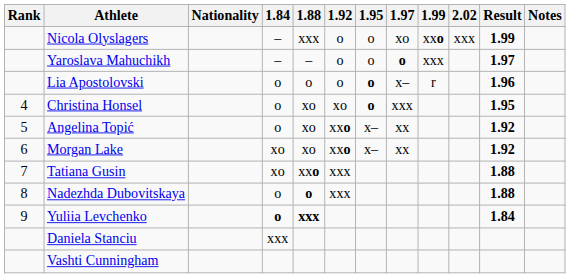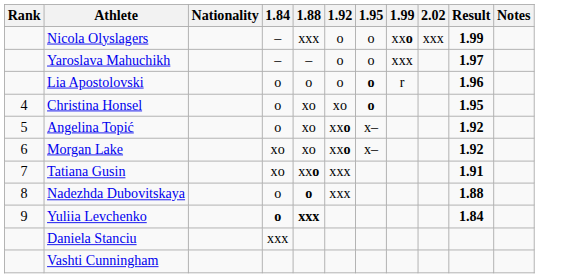- column: (402, 15)
(502, 171) 1.88 -> (471, 171) 1.91
